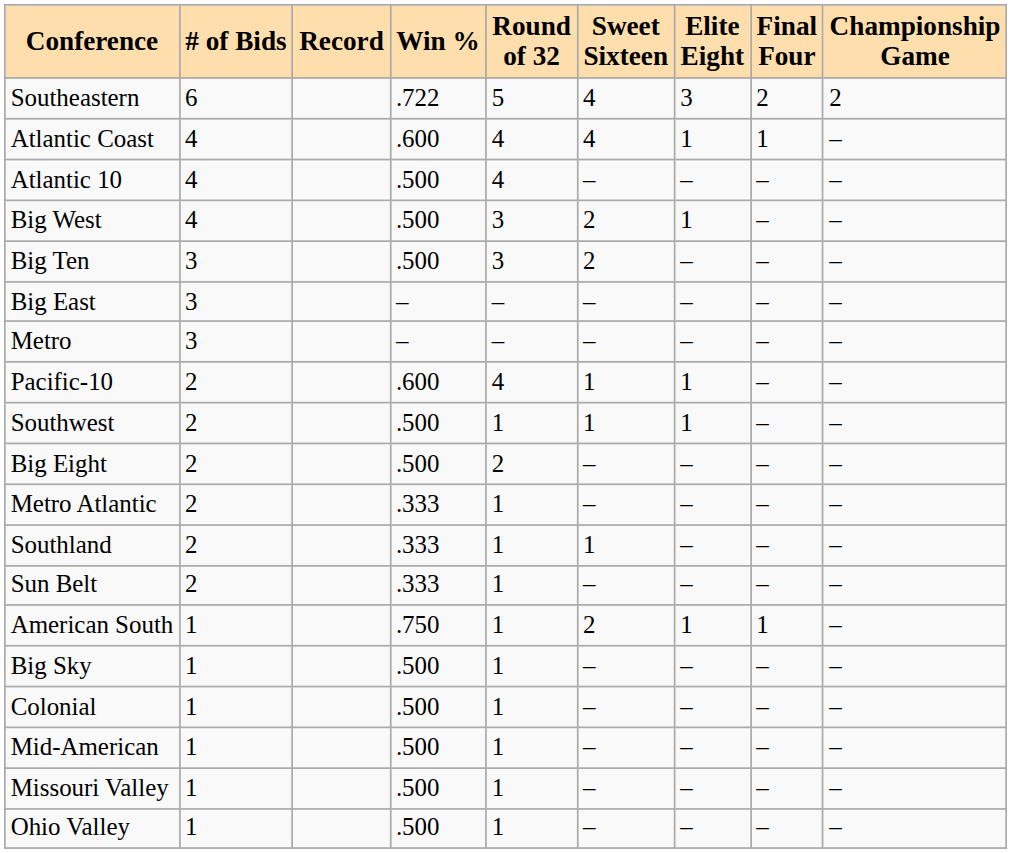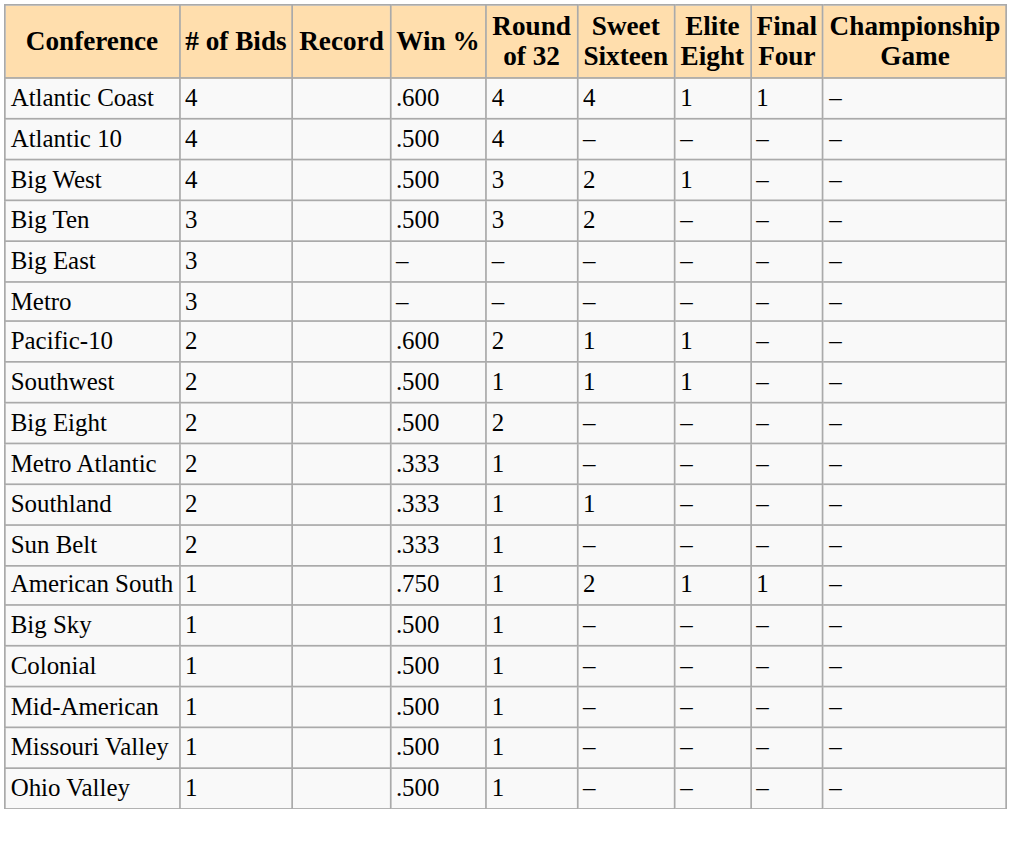- row: (75, 98)
(498, 382) 4 -> (498, 341) 2
